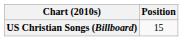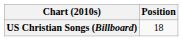(159, 28) 15 -> (159, 28) 18
